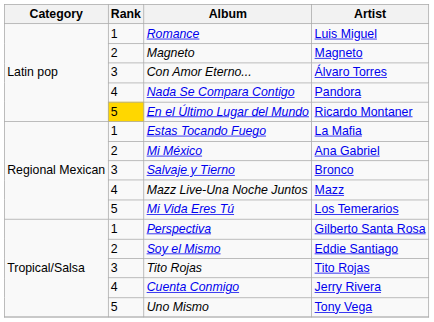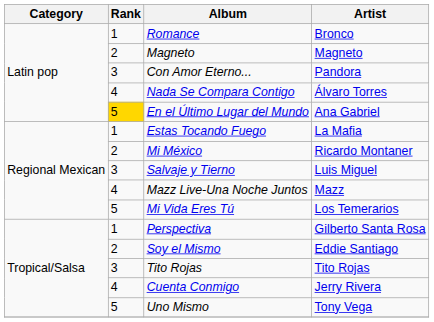(346, 33) Luis Miguel -> (334, 33) Bronco
(351, 72) Álvaro Torres -> (338, 72) Pandora
(338, 92) Pandora -> (351, 92) Álvaro Torres
(364, 111) Ricardo Montaner -> (347, 111) Ana Gabriel
(347, 151) Ana Gabriel -> (364, 151) Ricardo Montaner
(334, 170) Bronco -> (346, 170) Luis Miguel
